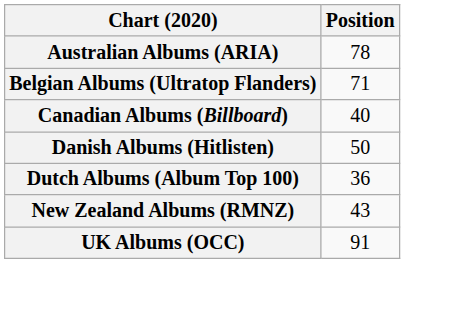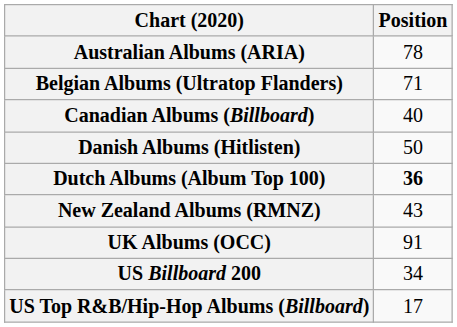(360, 178) normal -> (413, 178) bold
+ row: (189, 274)
+ row: (189, 305)
